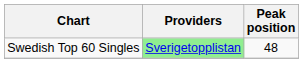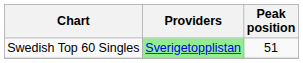(271, 48) 48 -> (271, 48) 51
